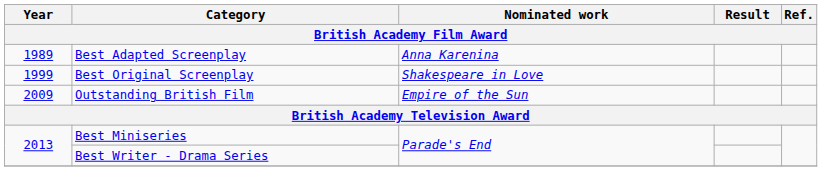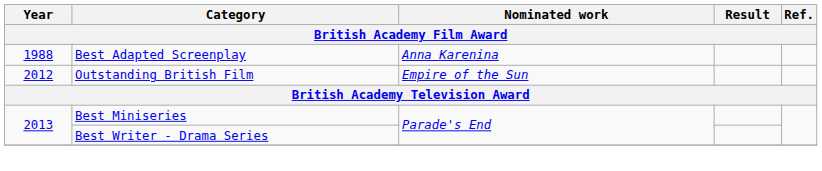(38, 55) 1989 -> (38, 55) 1988
- row: (164, 75)
(38, 95) 2009 -> (38, 75) 2012
